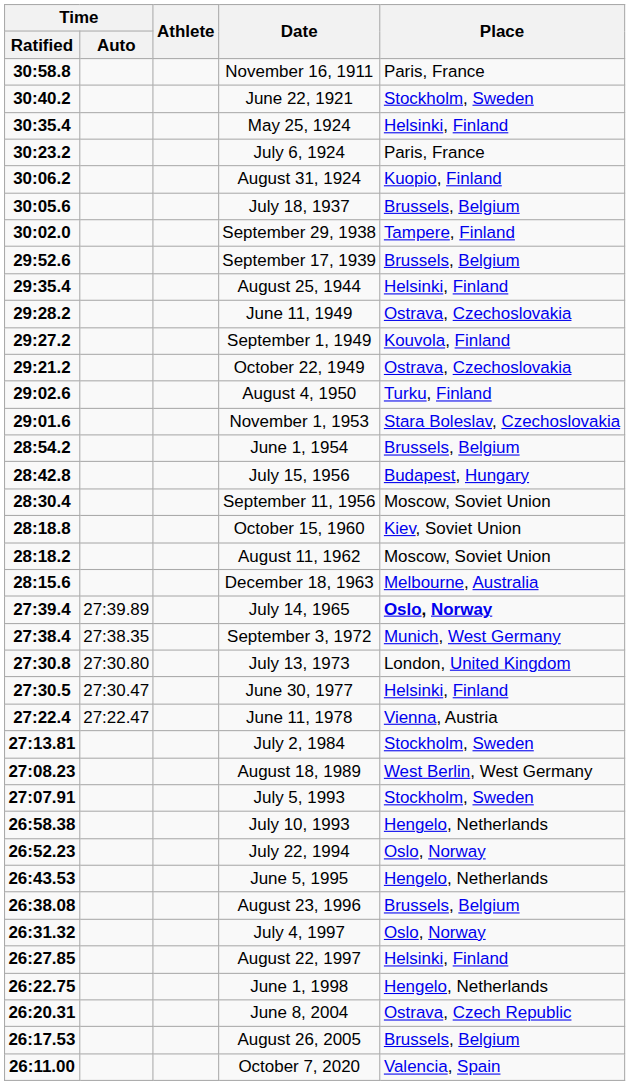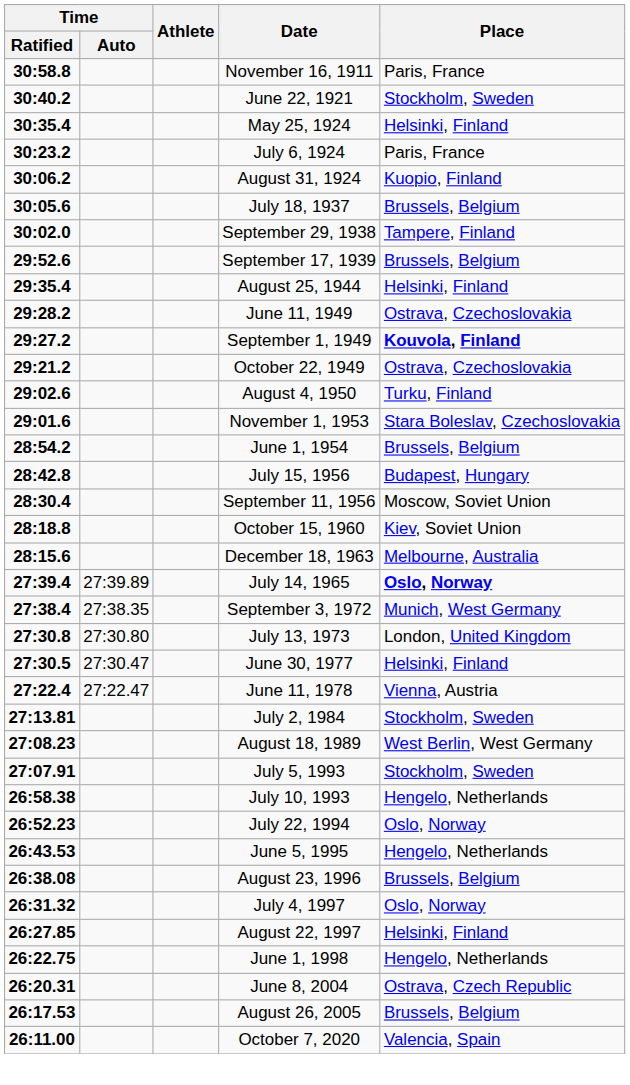(447, 340) normal -> (452, 340) bold
- row: (299, 555)
